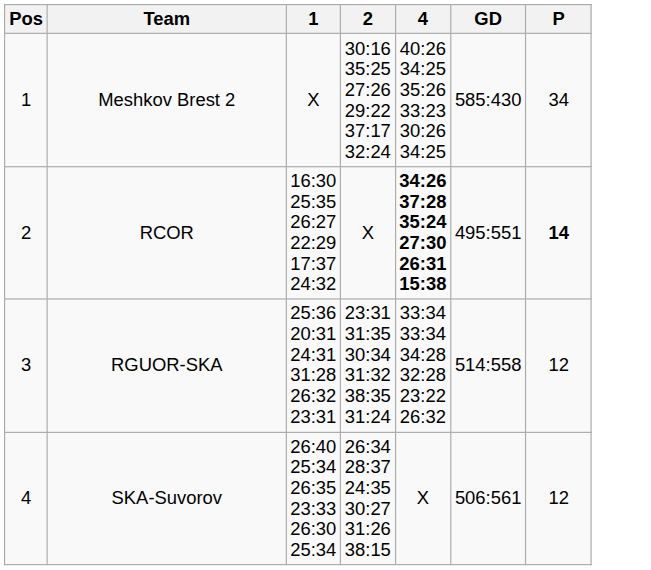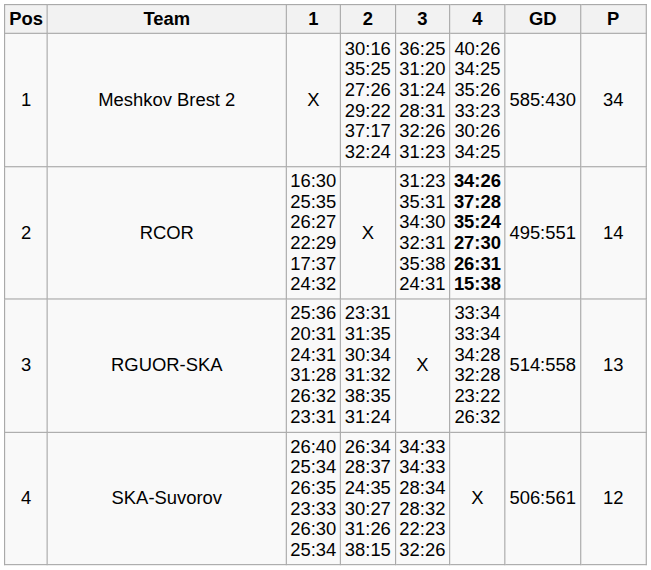+ column: (422, 19)
(559, 232) bold -> (613, 232) normal
(559, 365) 12 -> (613, 365) 13
